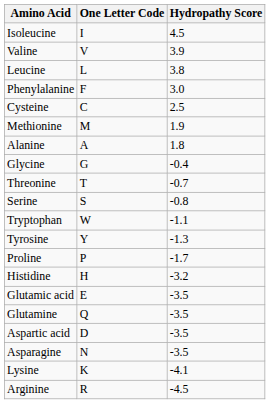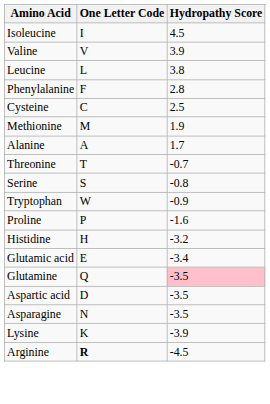(177, 88) 3.0 -> (177, 88) 2.8
(177, 145) 1.8 -> (177, 145) 1.7
- row: (26, 164)
(179, 220) -1.1 -> (179, 201) -0.9
- row: (28, 239)
(179, 257) -1.7 -> (179, 220) -1.6
(179, 295) -3.5 -> (179, 257) -3.4
(179, 314) no background -> (179, 276) pink background
(179, 370) -4.1 -> (179, 333) -3.9
(84, 389) normal -> (84, 351) bold
